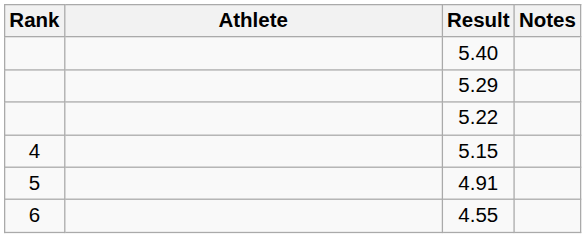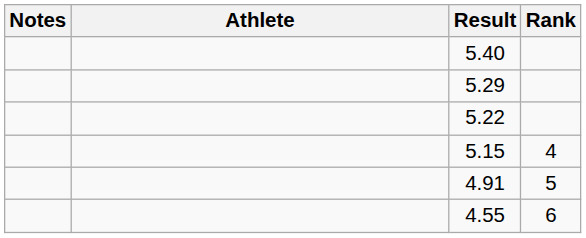columns swapped: (34, 20) <-> (547, 20)
